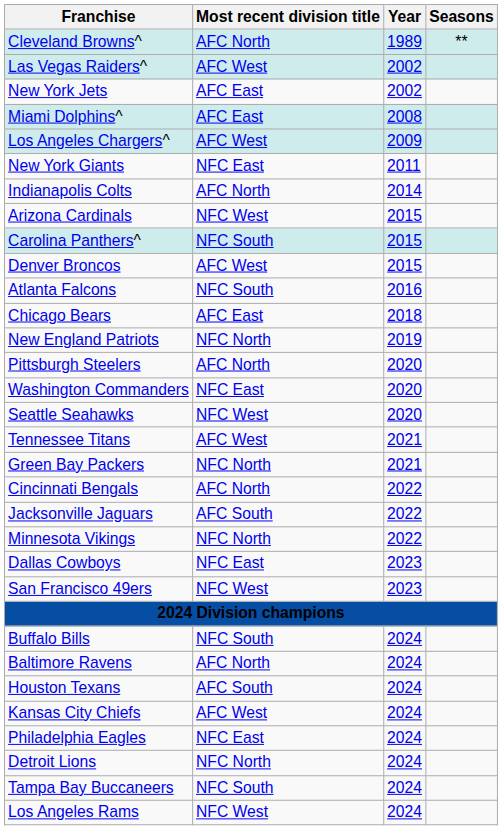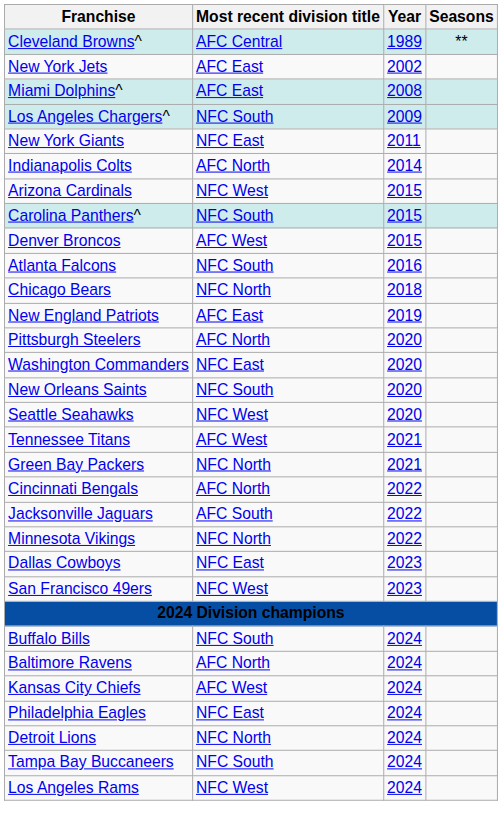(233, 41) AFC North -> (239, 41) AFC Central
- row: (78, 66)
(232, 141) AFC West -> (235, 116) NFC South
(230, 315) AFC East -> (233, 290) NFC North
(233, 340) NFC North -> (230, 315) AFC East
+ row: (77, 389)
- row: (64, 688)
